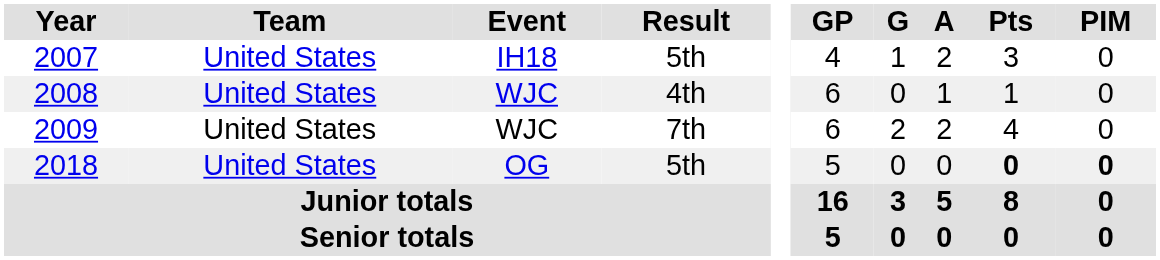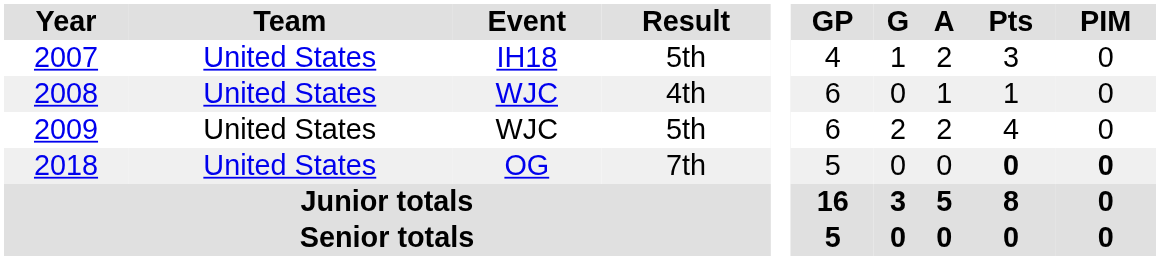(686, 129) 7th -> (686, 129) 5th
(686, 165) 5th -> (686, 165) 7th
